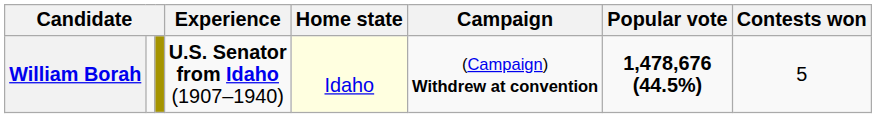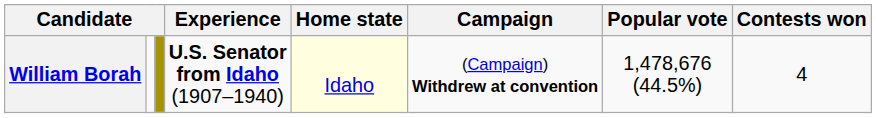(667, 74) bold -> (667, 74) normal
(802, 74) 5 -> (802, 74) 4
